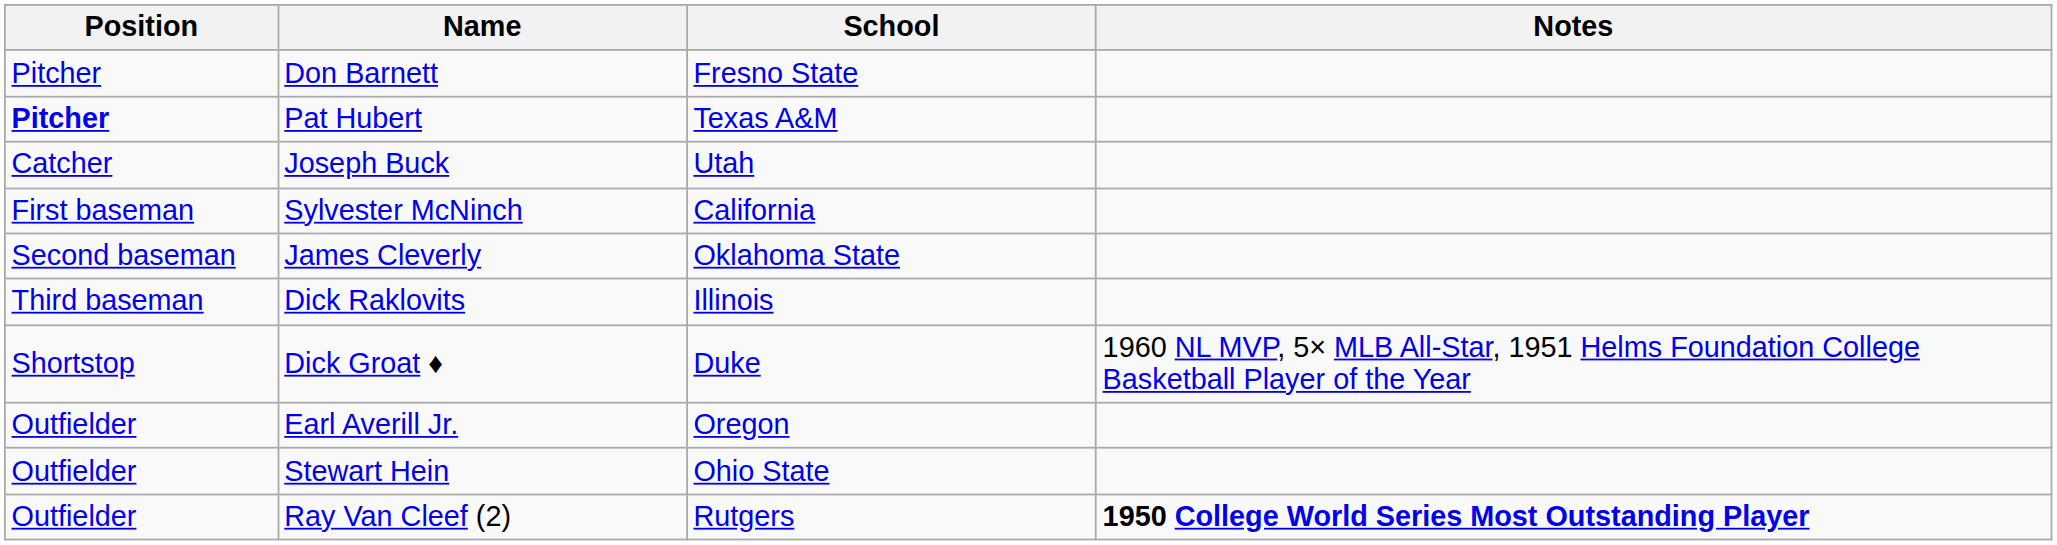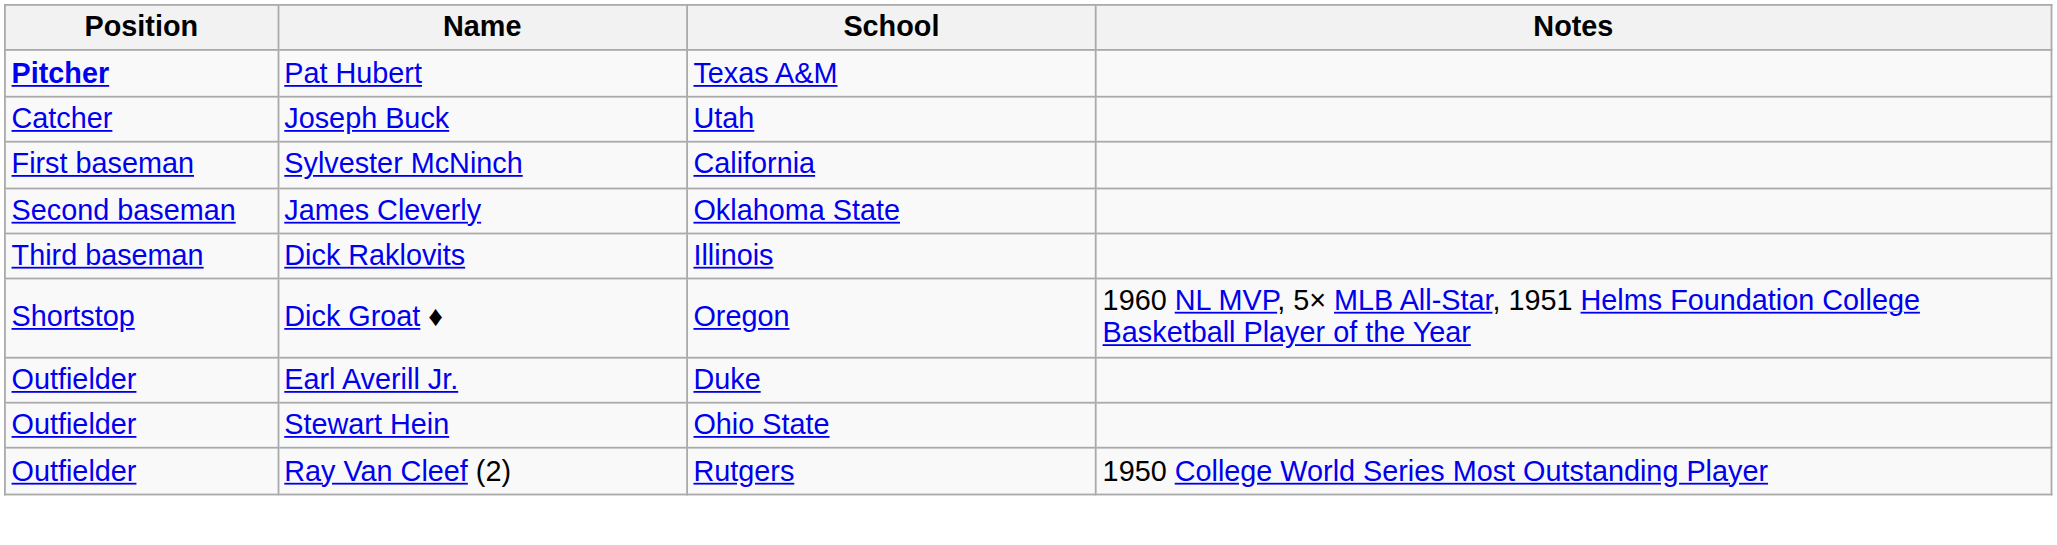- row: (361, 73)
(727, 363) Duke -> (741, 317) Oregon
(741, 425) Oregon -> (727, 379) Duke
(1456, 516) bold -> (1435, 470) normal
